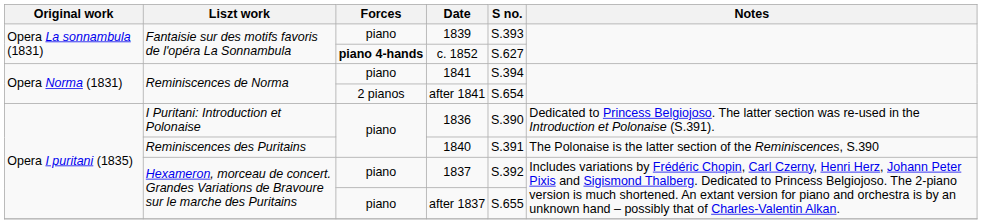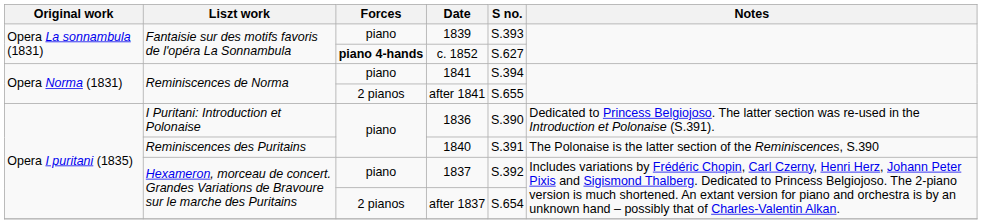(507, 93) S.654 -> (507, 93) S.655
(381, 203) piano -> (381, 203) 2 pianos
(507, 203) S.655 -> (507, 203) S.654
